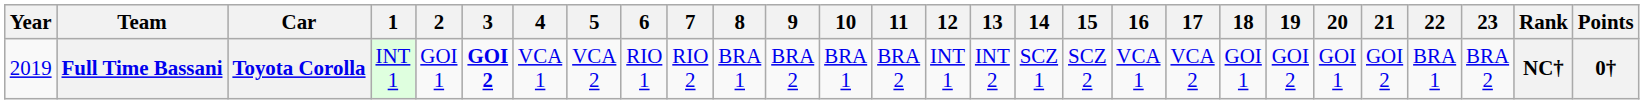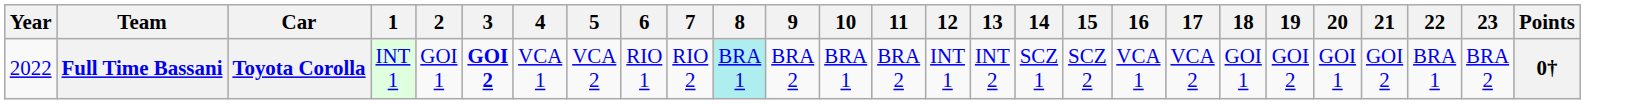- column: (1543, 21)
(31, 68) 2019 -> (31, 68) 2022
(740, 68) no background -> (740, 68) paleturquoise background
